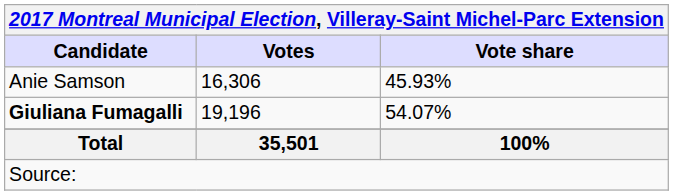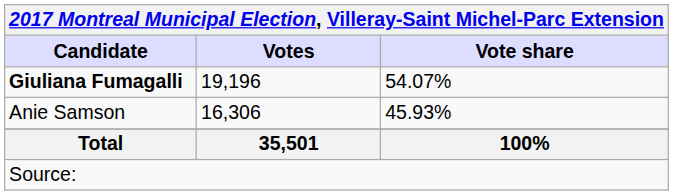rows swapped: (96, 112) <-> (67, 81)
